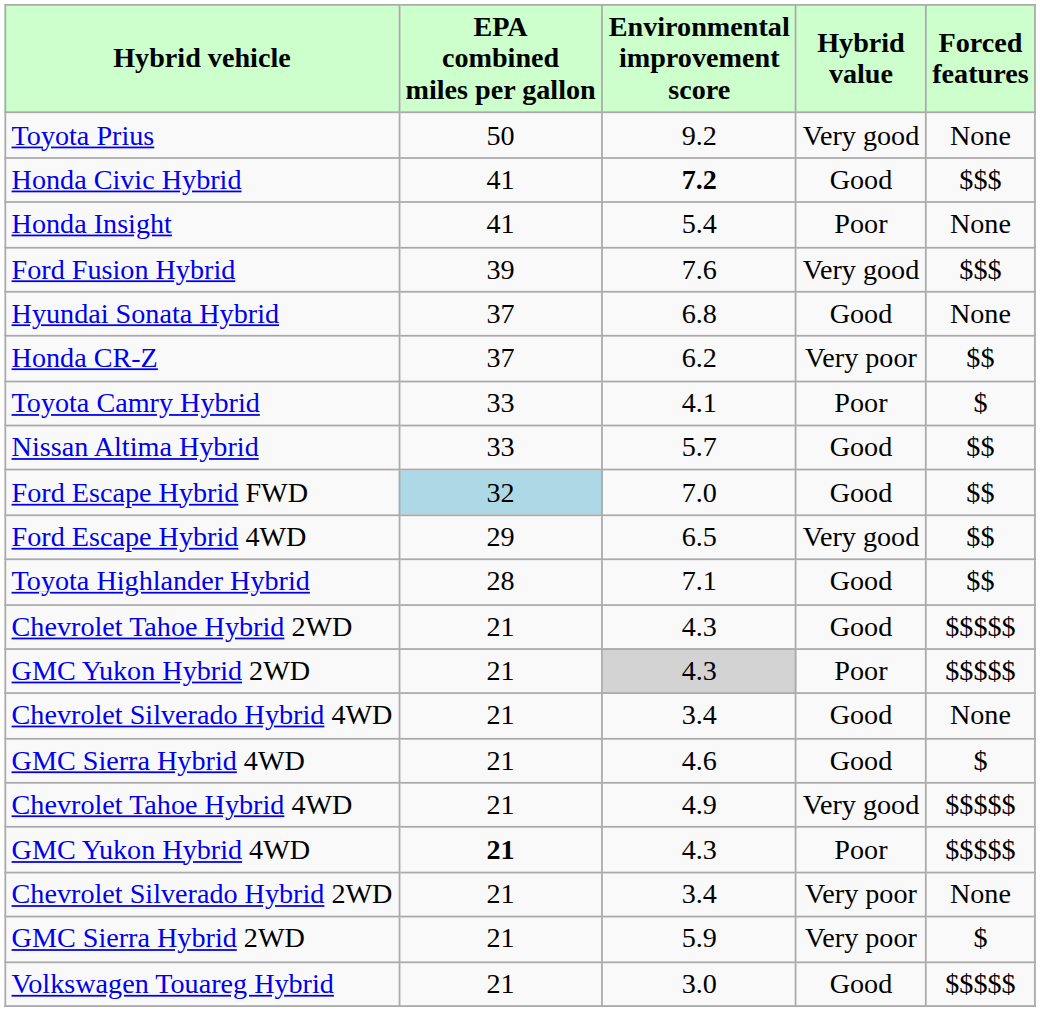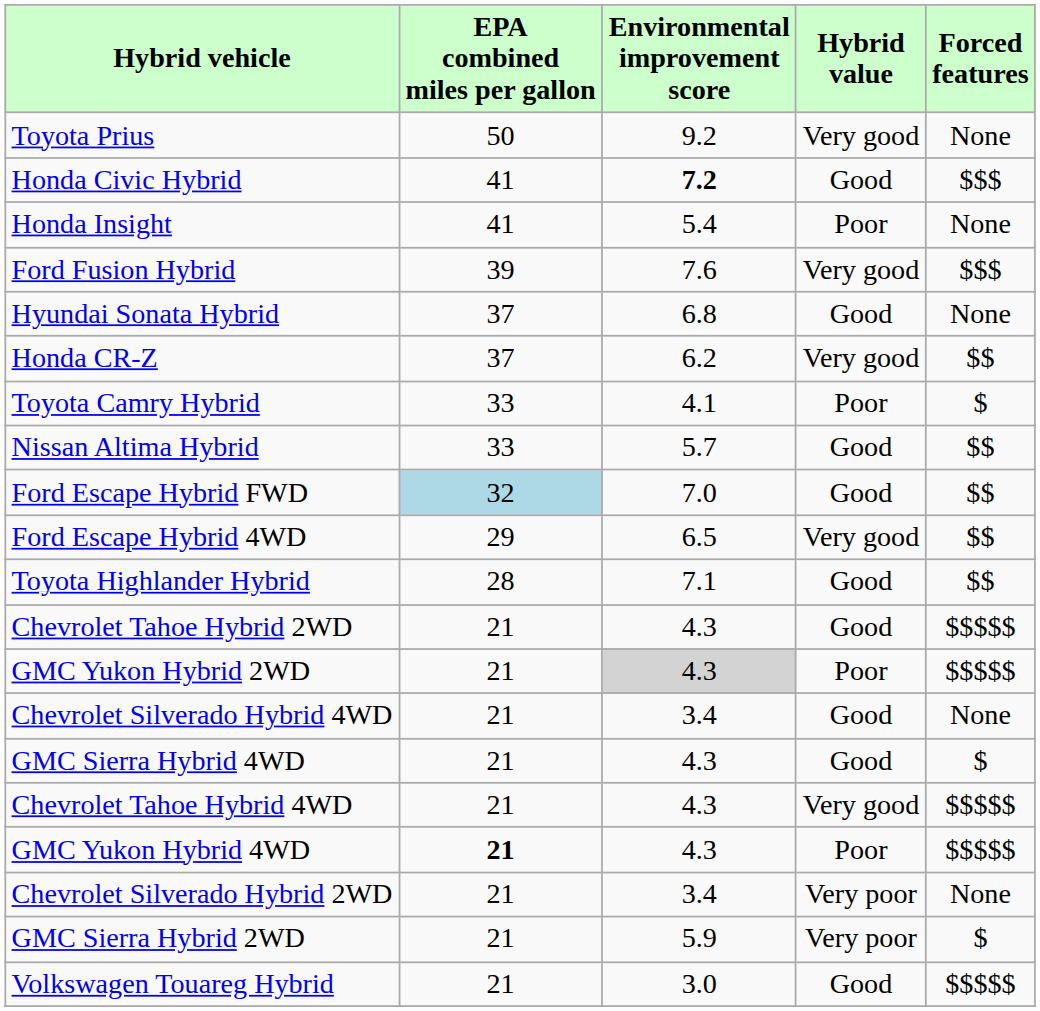(861, 358) Very poor -> (861, 358) Very good
(699, 760) 4.6 -> (699, 760) 4.3
(699, 804) 4.9 -> (699, 804) 4.3
